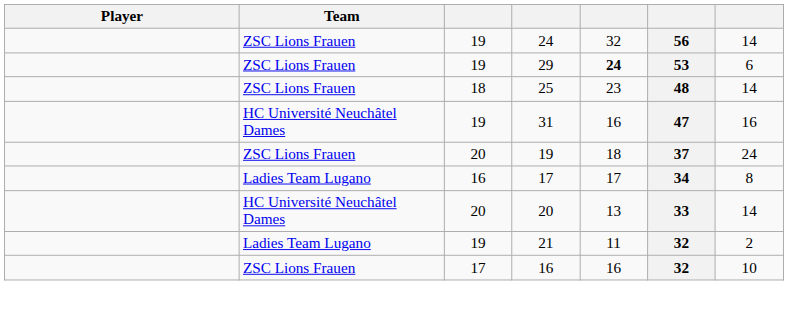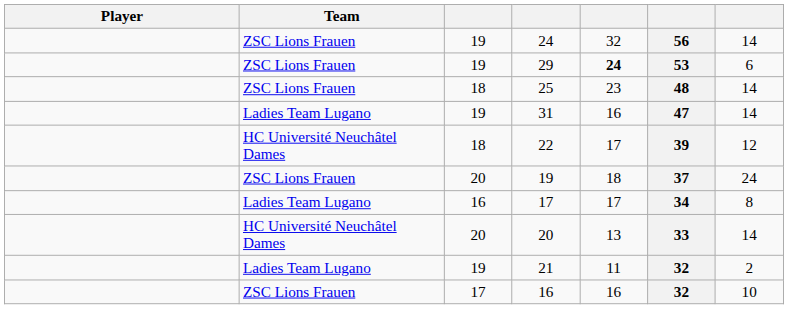(320, 121) HC Université Neuchâtel Dames -> (307, 112) Ladies Team Lugano
(749, 121) 16 -> (749, 112) 14
+ row: (546, 145)
